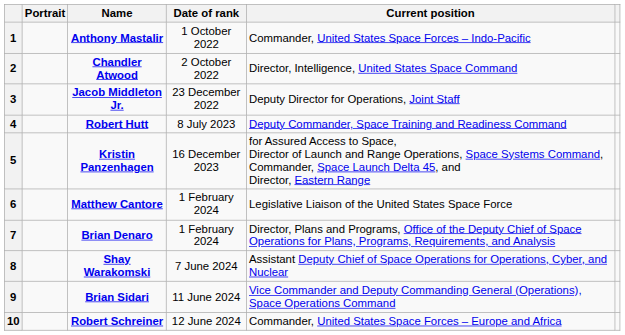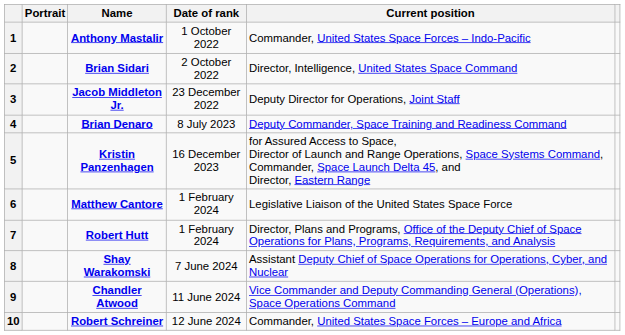(117, 68) Chandler Atwood -> (117, 68) Brian Sidari
(117, 123) Robert Hutt -> (117, 123) Brian Denaro
(117, 235) Brian Denaro -> (117, 235) Robert Hutt
(117, 297) Brian Sidari -> (117, 297) Chandler Atwood
